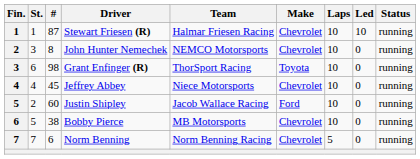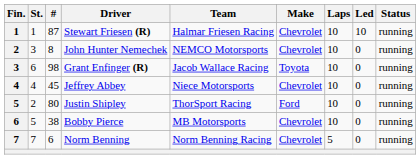(212, 67) ThorSport Racing -> (220, 67) Jacob Wallace Racing
(54, 103) 60 -> (54, 103) 80
(220, 103) Jacob Wallace Racing -> (212, 103) ThorSport Racing
